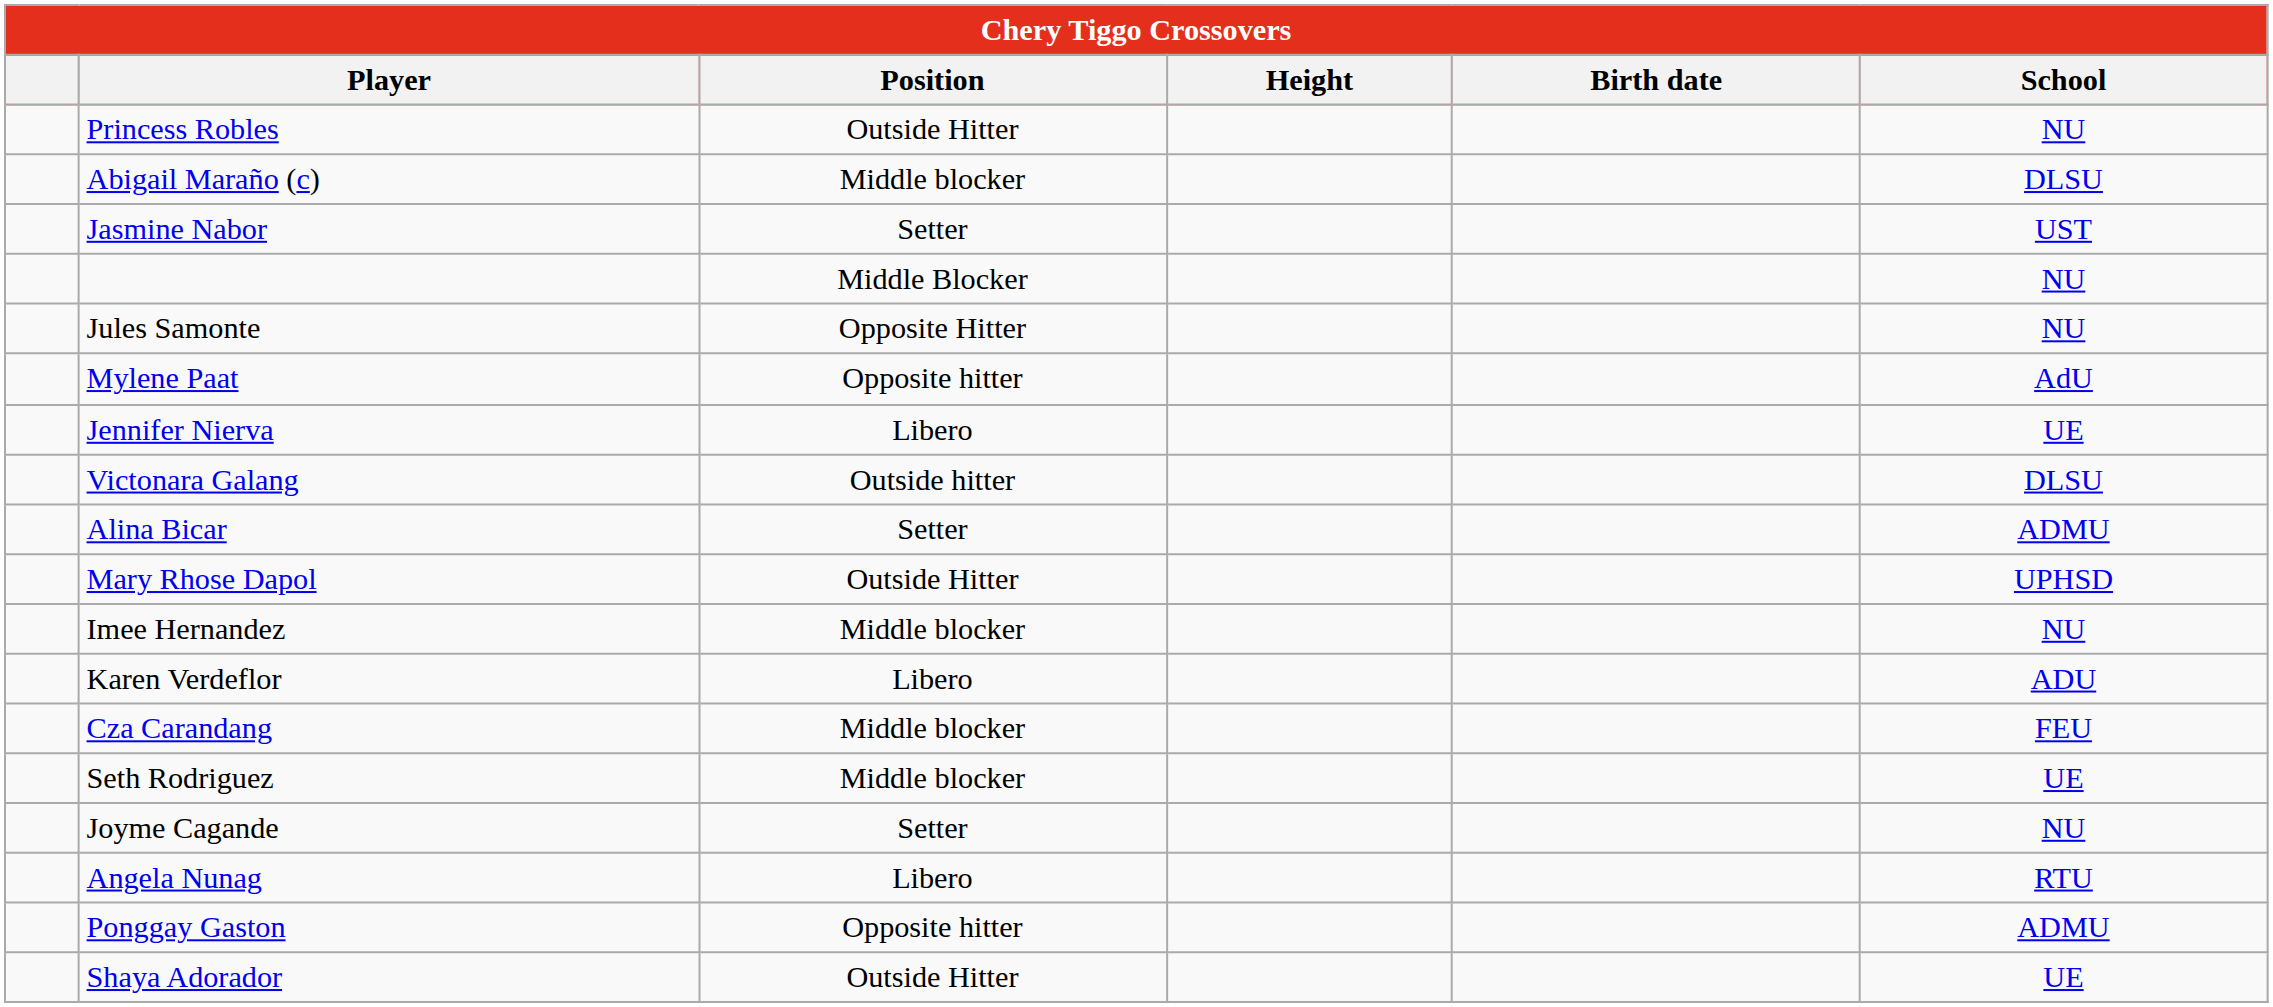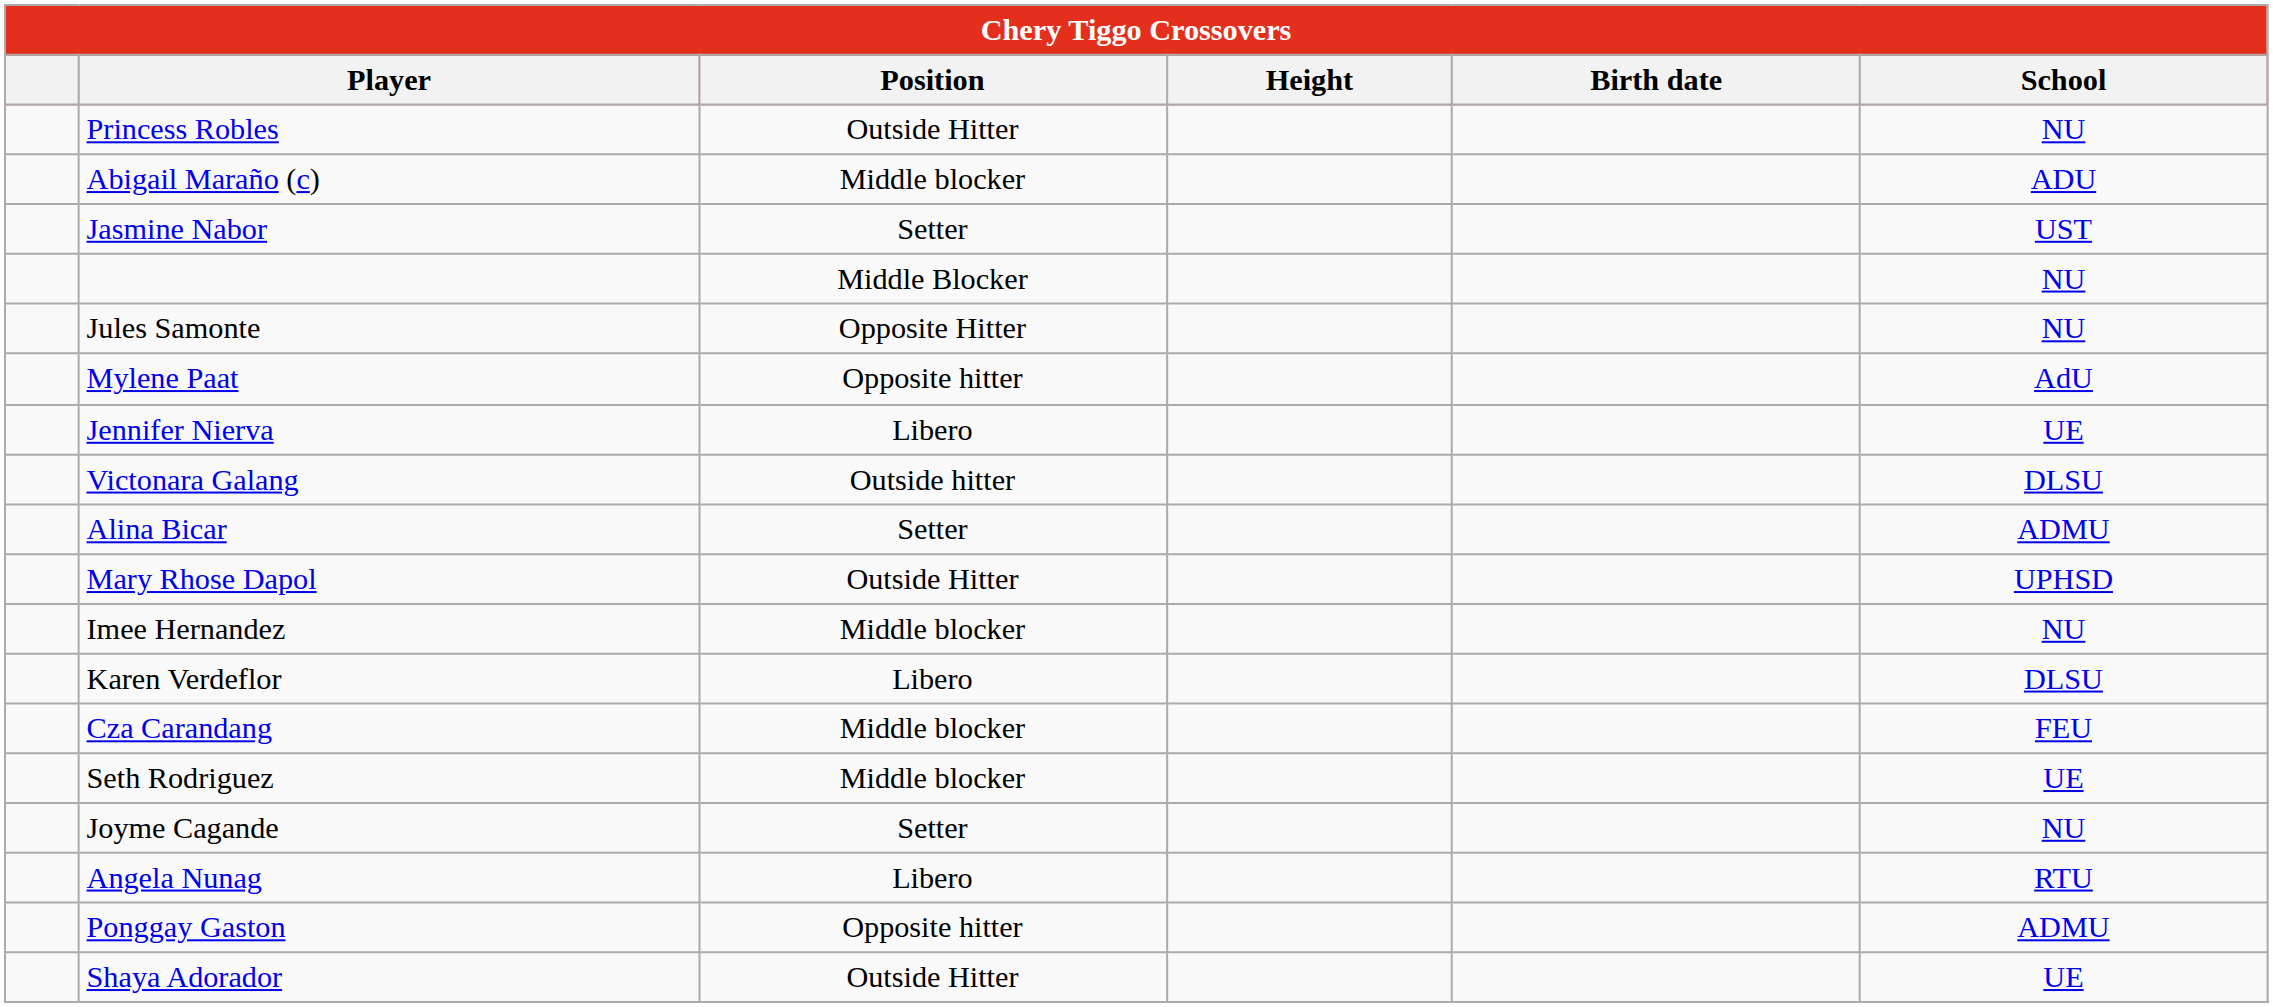(2063, 179) DLSU -> (2063, 179) ADU
(2063, 677) ADU -> (2063, 677) DLSU
